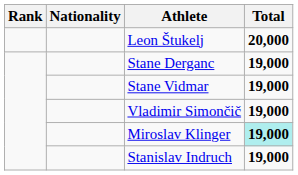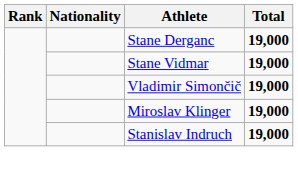- row: (166, 39)
(268, 134) paleturquoise background -> (268, 110) no background
